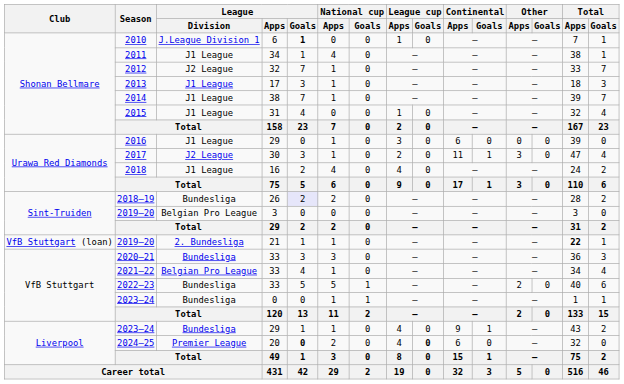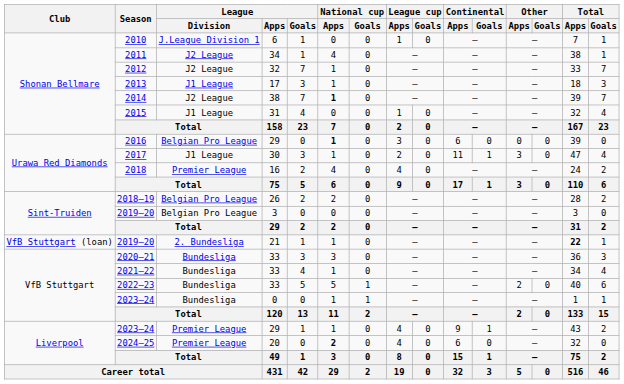(303, 40) bold -> (303, 40) normal
(209, 55) J1 League -> (209, 55) J2 League
(209, 98) J1 League -> (209, 98) J2 League
(334, 98) normal -> (334, 98) bold
(209, 141) J1 League -> (209, 141) Belgian Pro League
(334, 141) normal -> (334, 141) bold
(209, 156) J2 League -> (209, 156) J1 League
(209, 170) J1 League -> (209, 170) Premier League
(209, 199) Bundesliga -> (209, 199) Belgian Pro League
(303, 199) lavender background -> (303, 199) no background
(209, 271) Belgian Pro League -> (209, 271) Bundesliga
(209, 329) Bundesliga -> (209, 329) Premier League
(303, 343) bold -> (303, 343) normal
(334, 343) normal -> (334, 343) bold
(428, 343) bold -> (428, 343) normal
